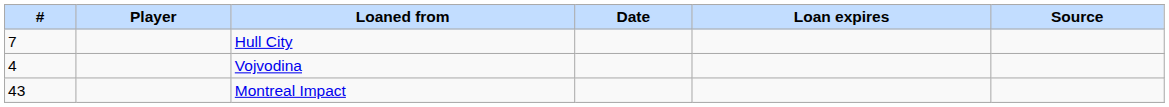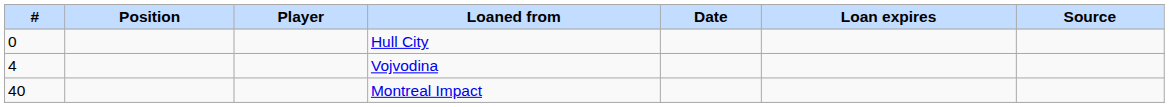+ column: (150, 17)
(12, 42) 7 -> (12, 42) 0
(17, 91) 43 -> (17, 91) 40
